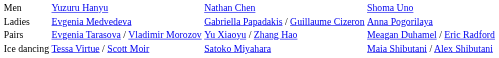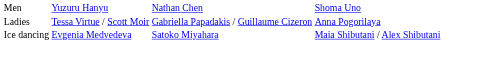(91, 21) Evgenia Medvedeva -> (100, 21) Tessa Virtue / Scott Moir
- row: (14, 35)
(100, 48) Tessa Virtue / Scott Moir -> (91, 35) Evgenia Medvedeva
